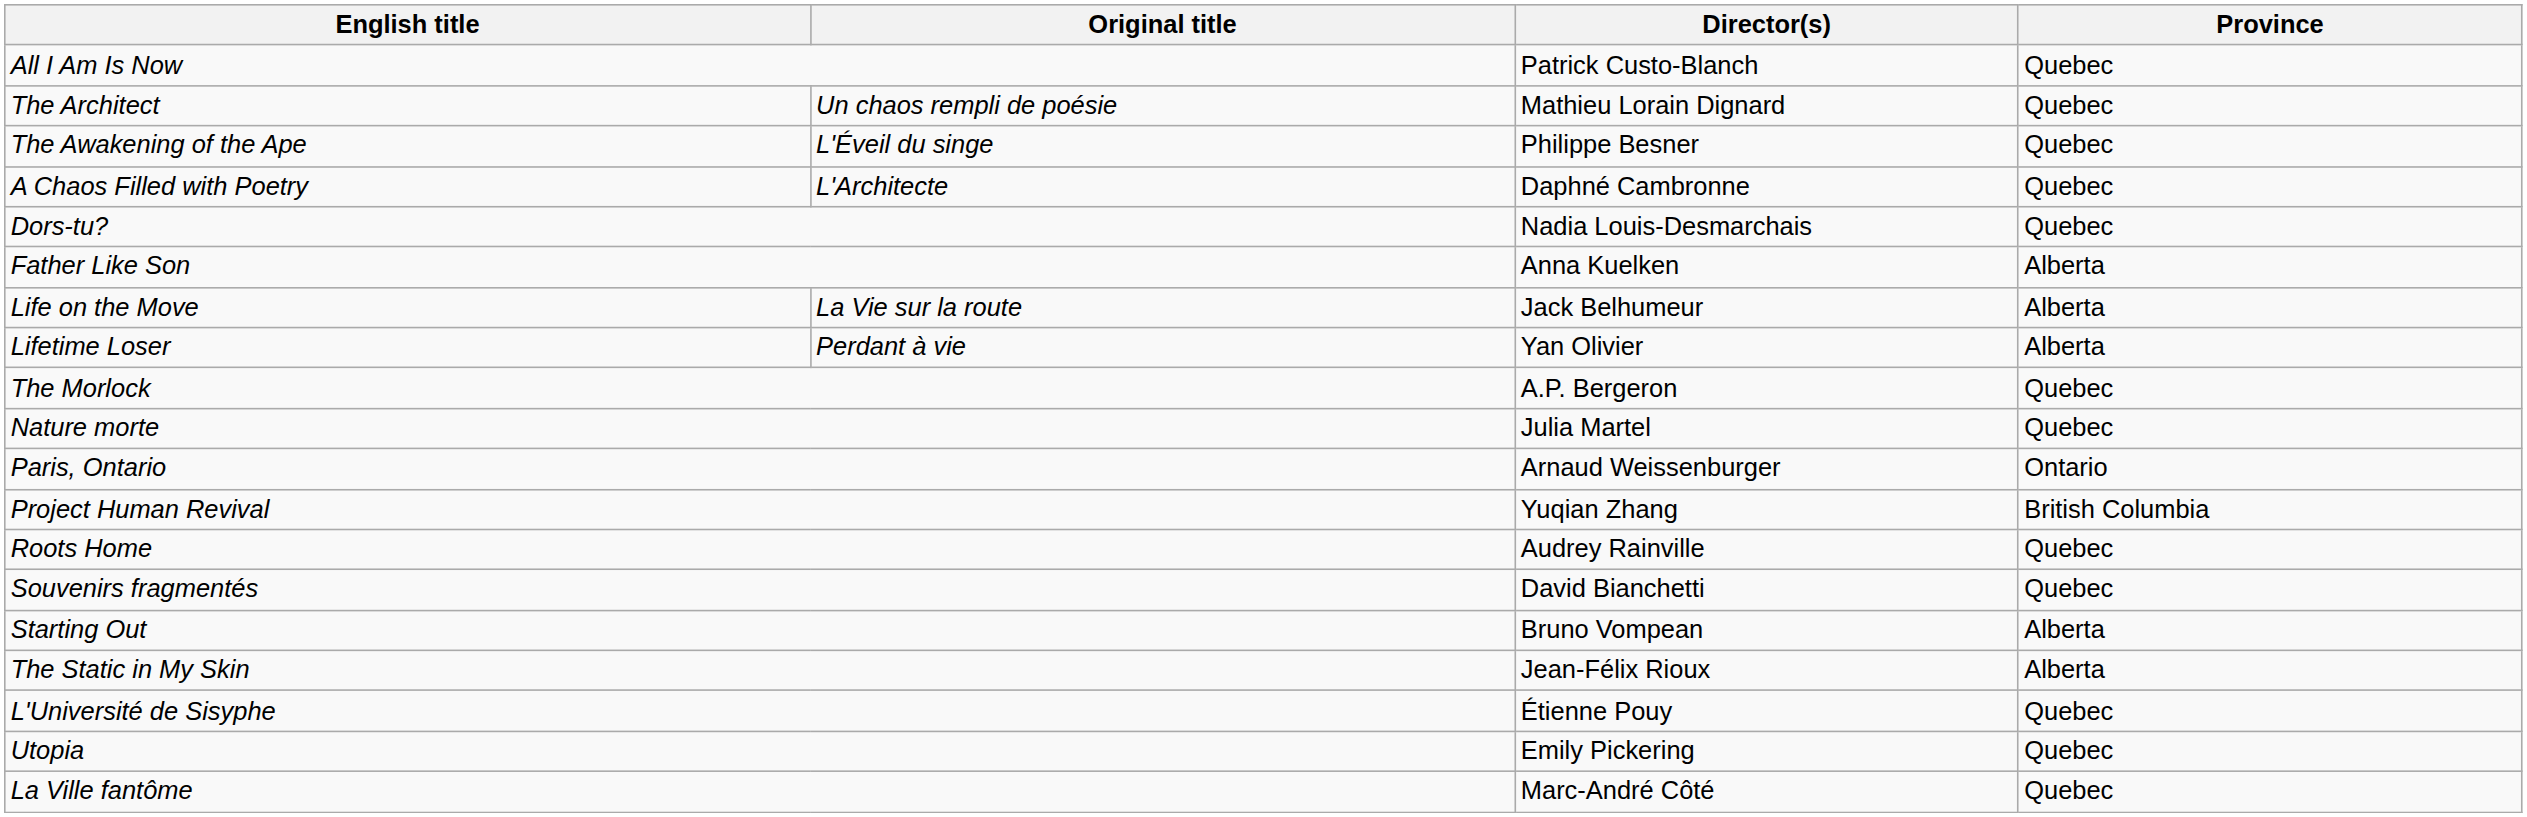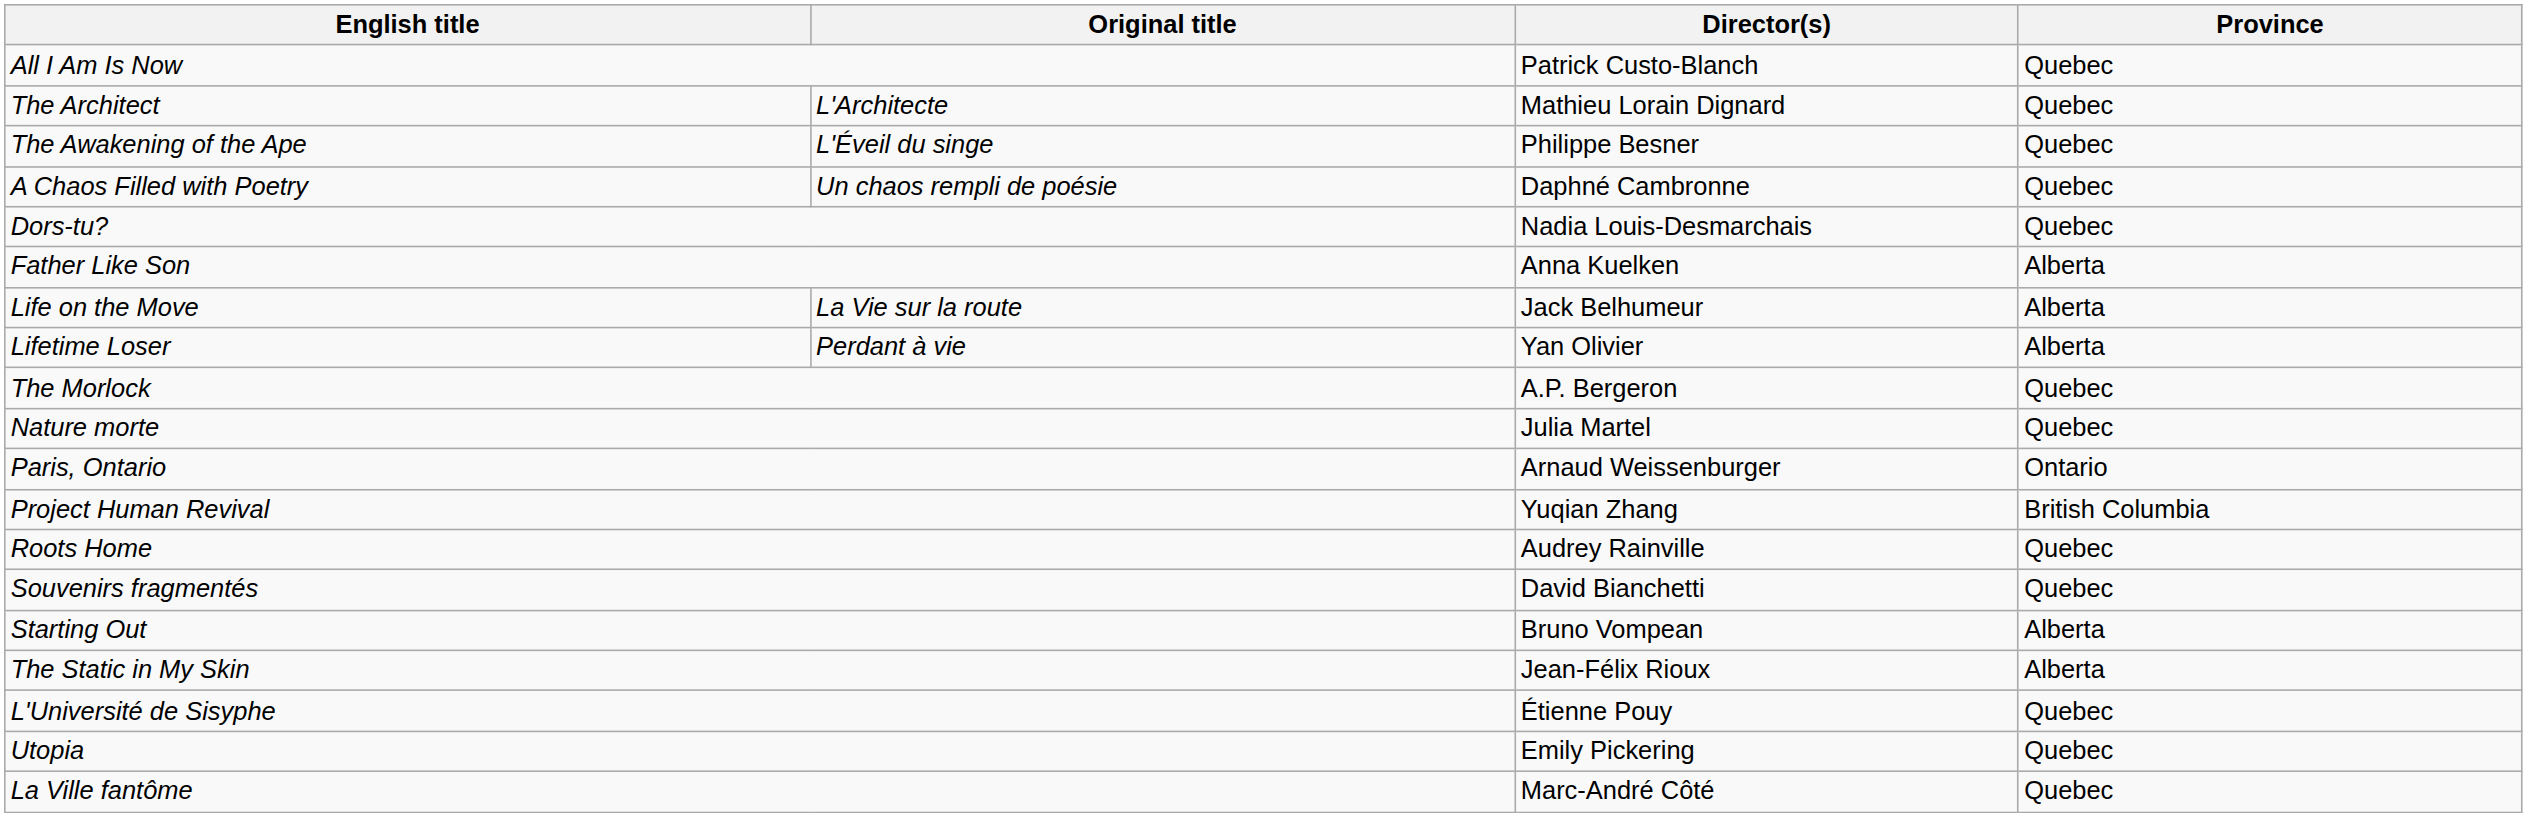(967, 105) Un chaos rempli de poésie -> (882, 105) L'Architecte
(882, 186) L'Architecte -> (967, 186) Un chaos rempli de poésie
